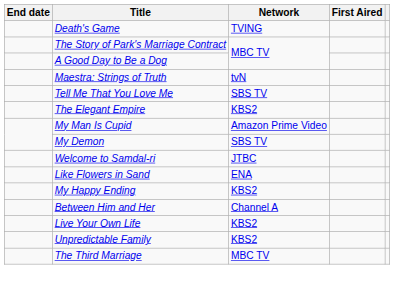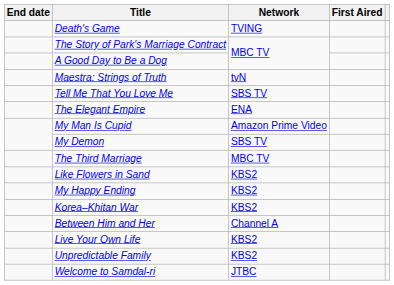(244, 110) KBS2 -> (241, 110) ENA
rows swapped: (105, 158) <-> (98, 256)
(241, 175) ENA -> (244, 175) KBS2
+ row: (96, 207)
